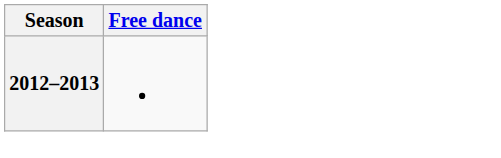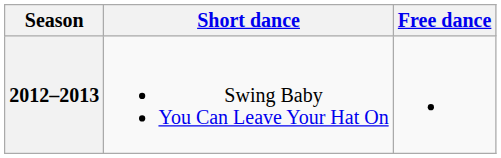+ column: (249, 20)
